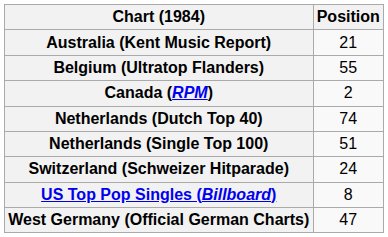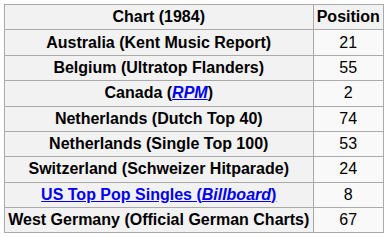(348, 144) 51 -> (348, 144) 53
(348, 220) 47 -> (348, 220) 67
